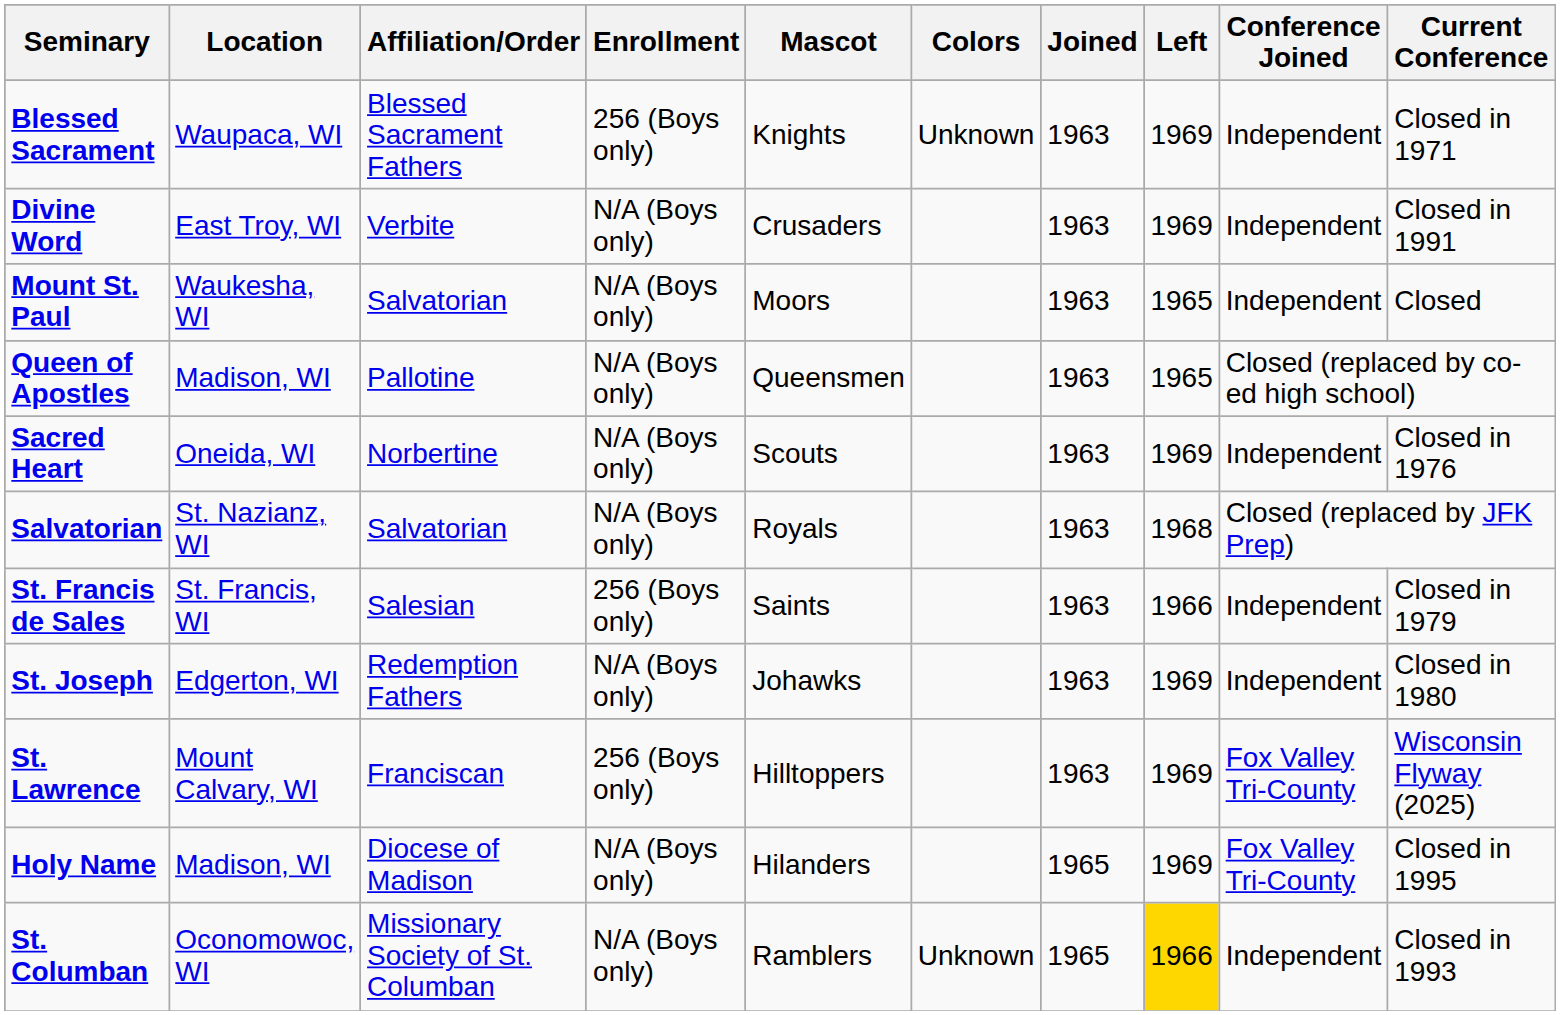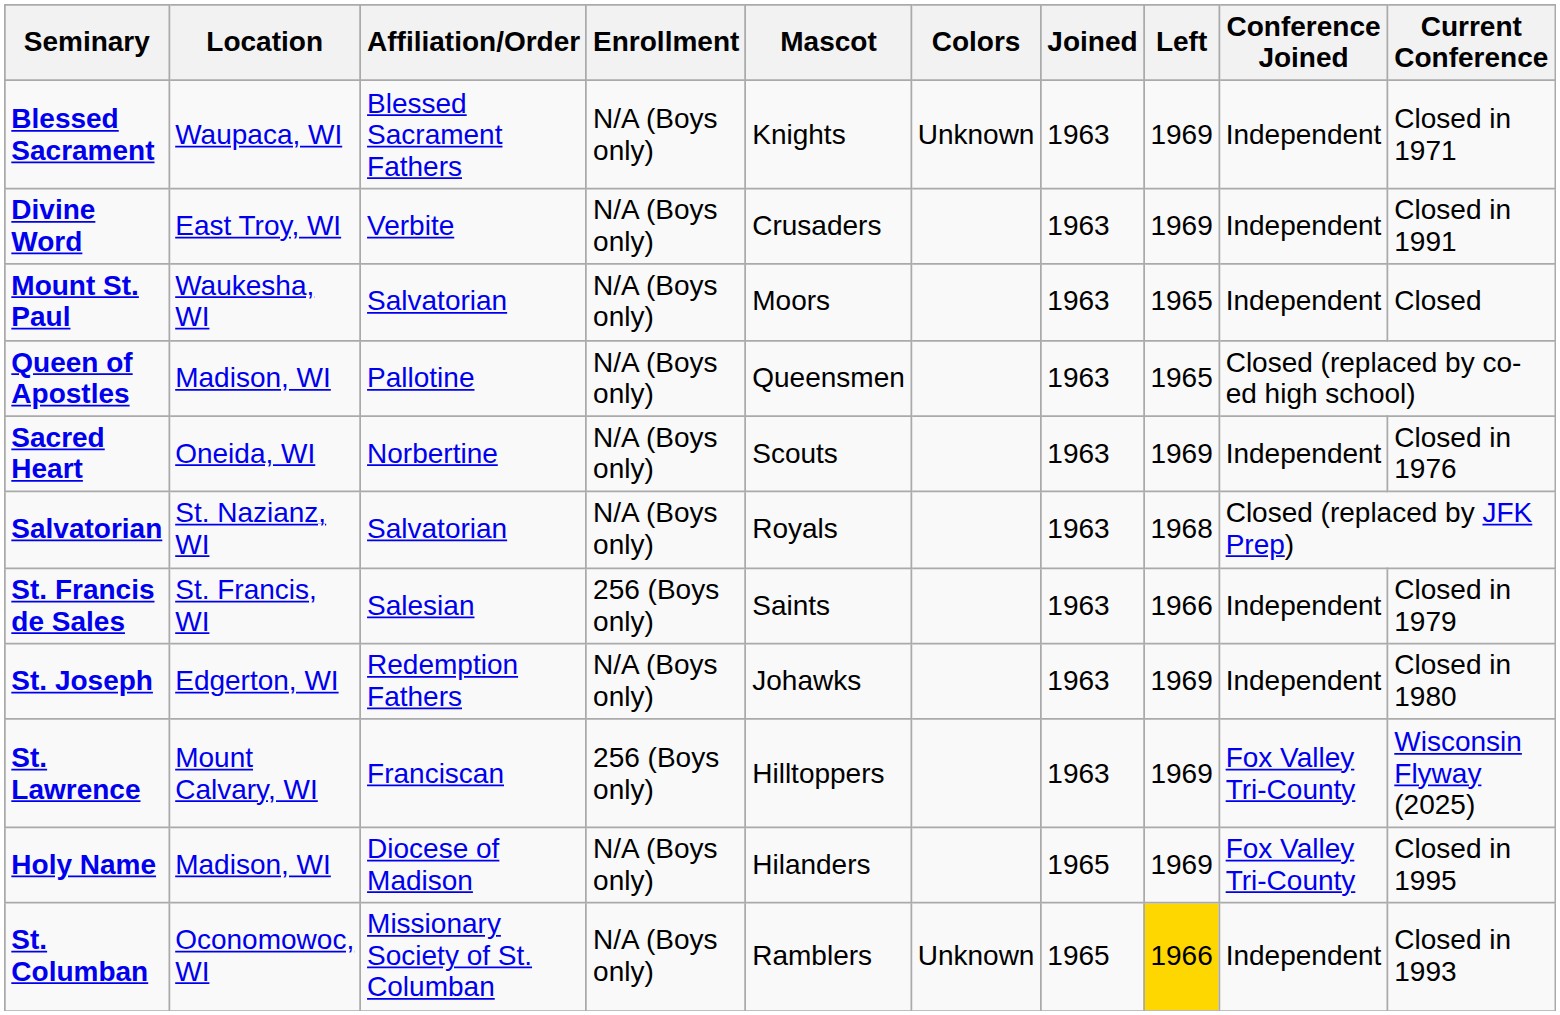(656, 134) 256 (Boys only) -> (655, 134) N/A (Boys only)
